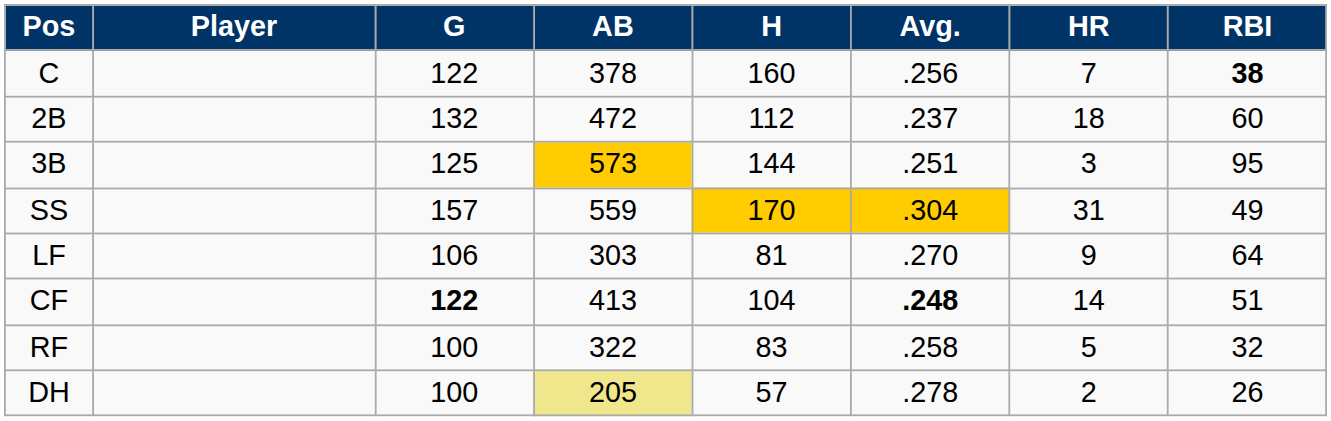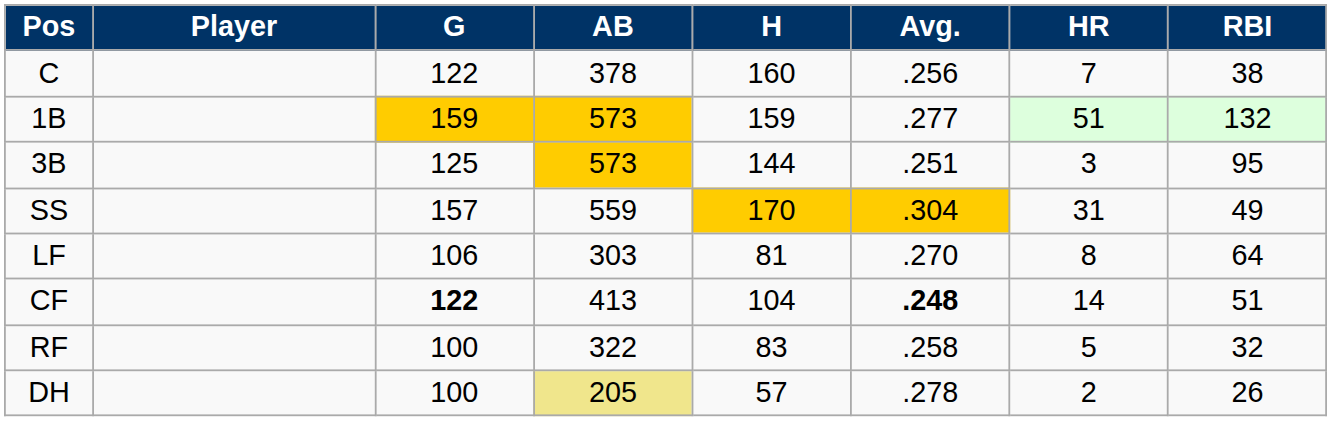(1247, 73) bold -> (1247, 73) normal
+ row: (49, 118)
- row: (49, 118)
(1089, 255) 9 -> (1089, 255) 8
